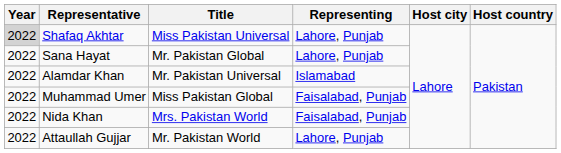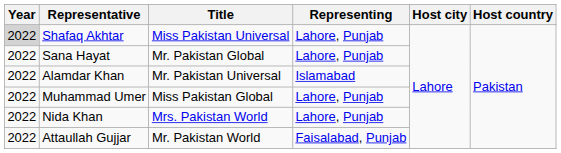(351, 96) Faisalabad, Punjab -> (339, 96) Lahore, Punjab
(351, 117) Faisalabad, Punjab -> (339, 117) Lahore, Punjab
(339, 138) Lahore, Punjab -> (351, 138) Faisalabad, Punjab
